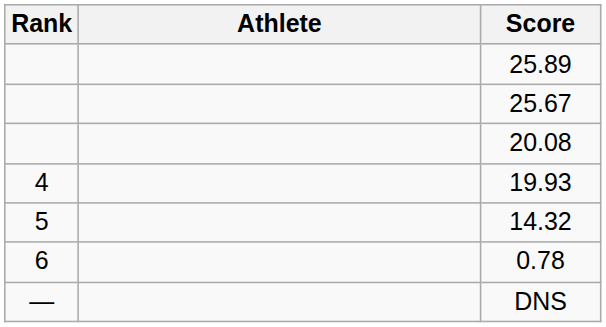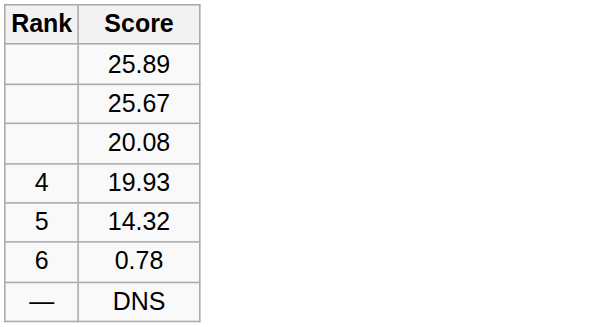- column: (279, 24)
